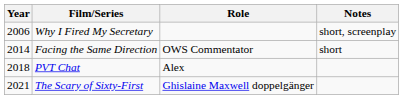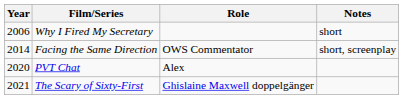(358, 31) short, screenplay -> (330, 31) short
(330, 49) short -> (358, 49) short, screenplay
(18, 67) 2018 -> (18, 67) 2020
